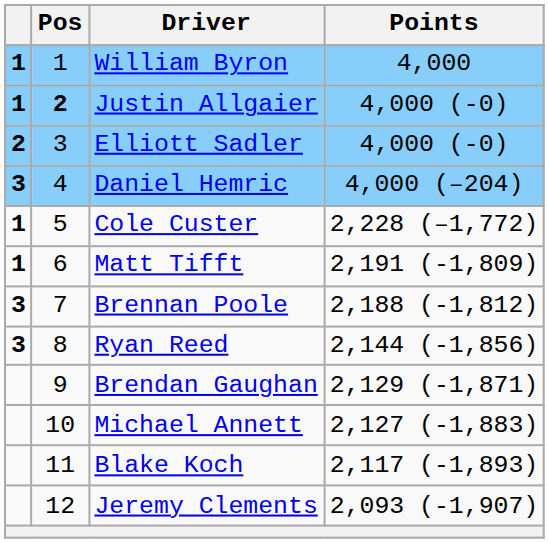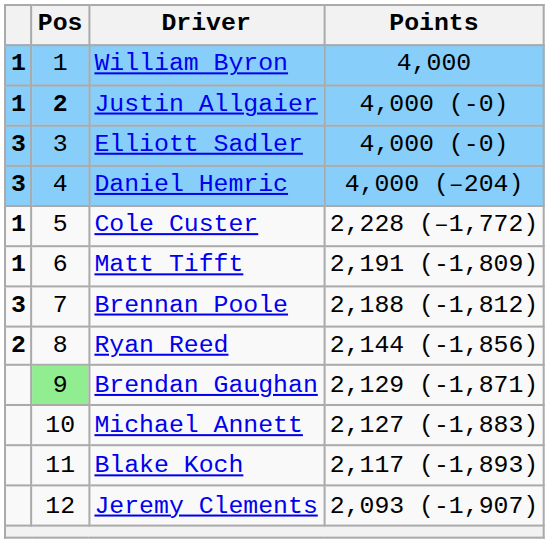(18, 146) 2 -> (18, 146) 3
(18, 346) 3 -> (18, 346) 2
(60, 386) no background -> (60, 386) lightgreen background
